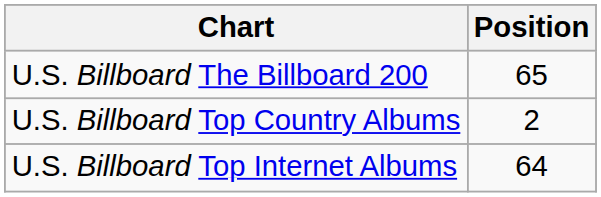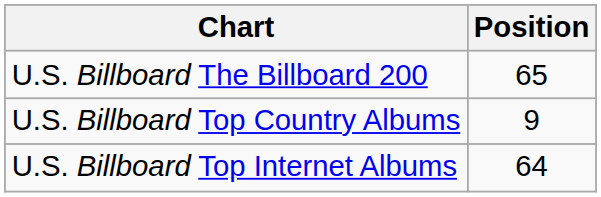(532, 120) 2 -> (532, 120) 9
